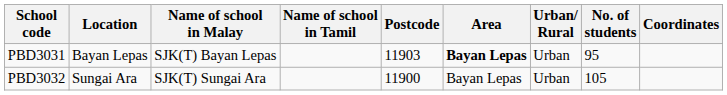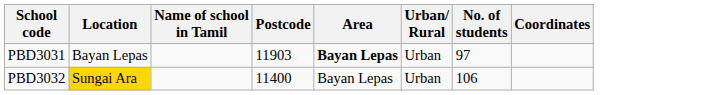- column: (215, 24)
(592, 55) 95 -> (463, 55) 97
(105, 78) no background -> (105, 78) gold background
(402, 78) 11900 -> (274, 78) 11400
(596, 78) 105 -> (467, 78) 106
